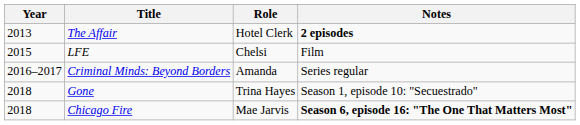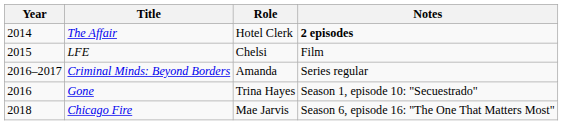(19, 33) 2013 -> (19, 33) 2014
(19, 91) 2018 -> (19, 91) 2016
(437, 110) bold -> (428, 110) normal
